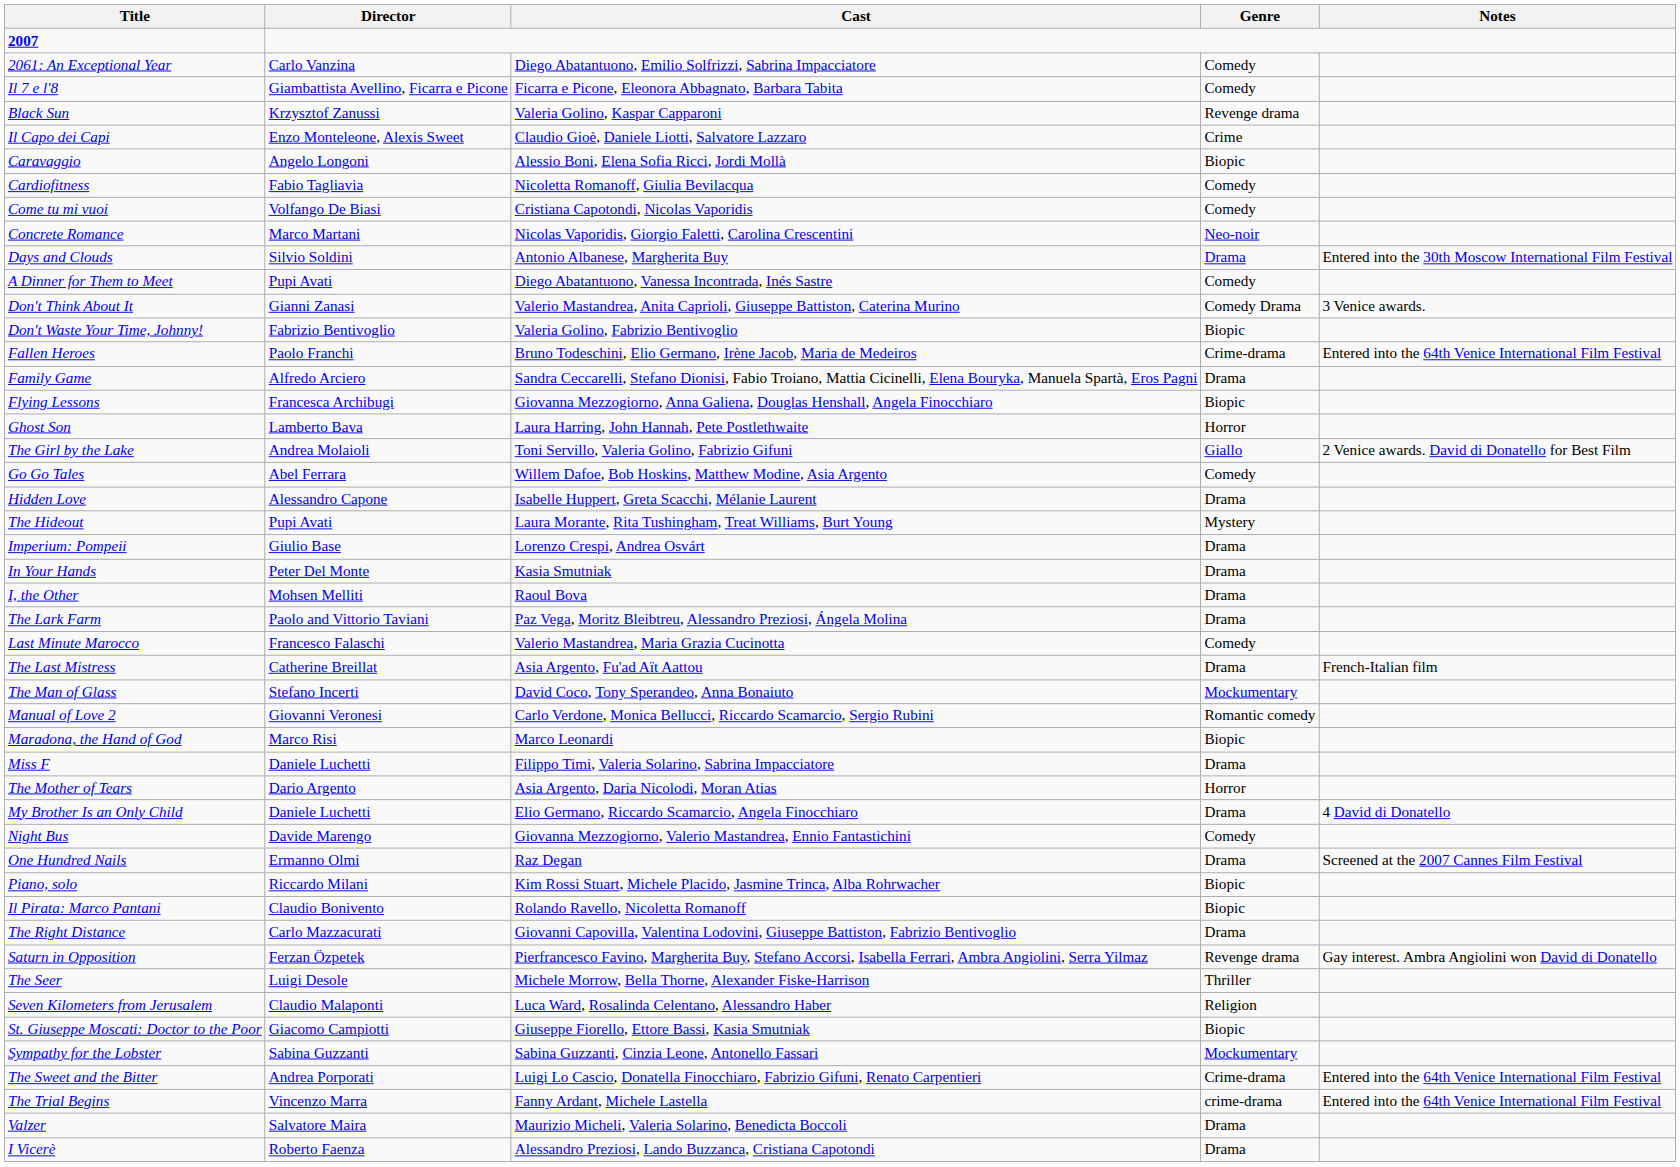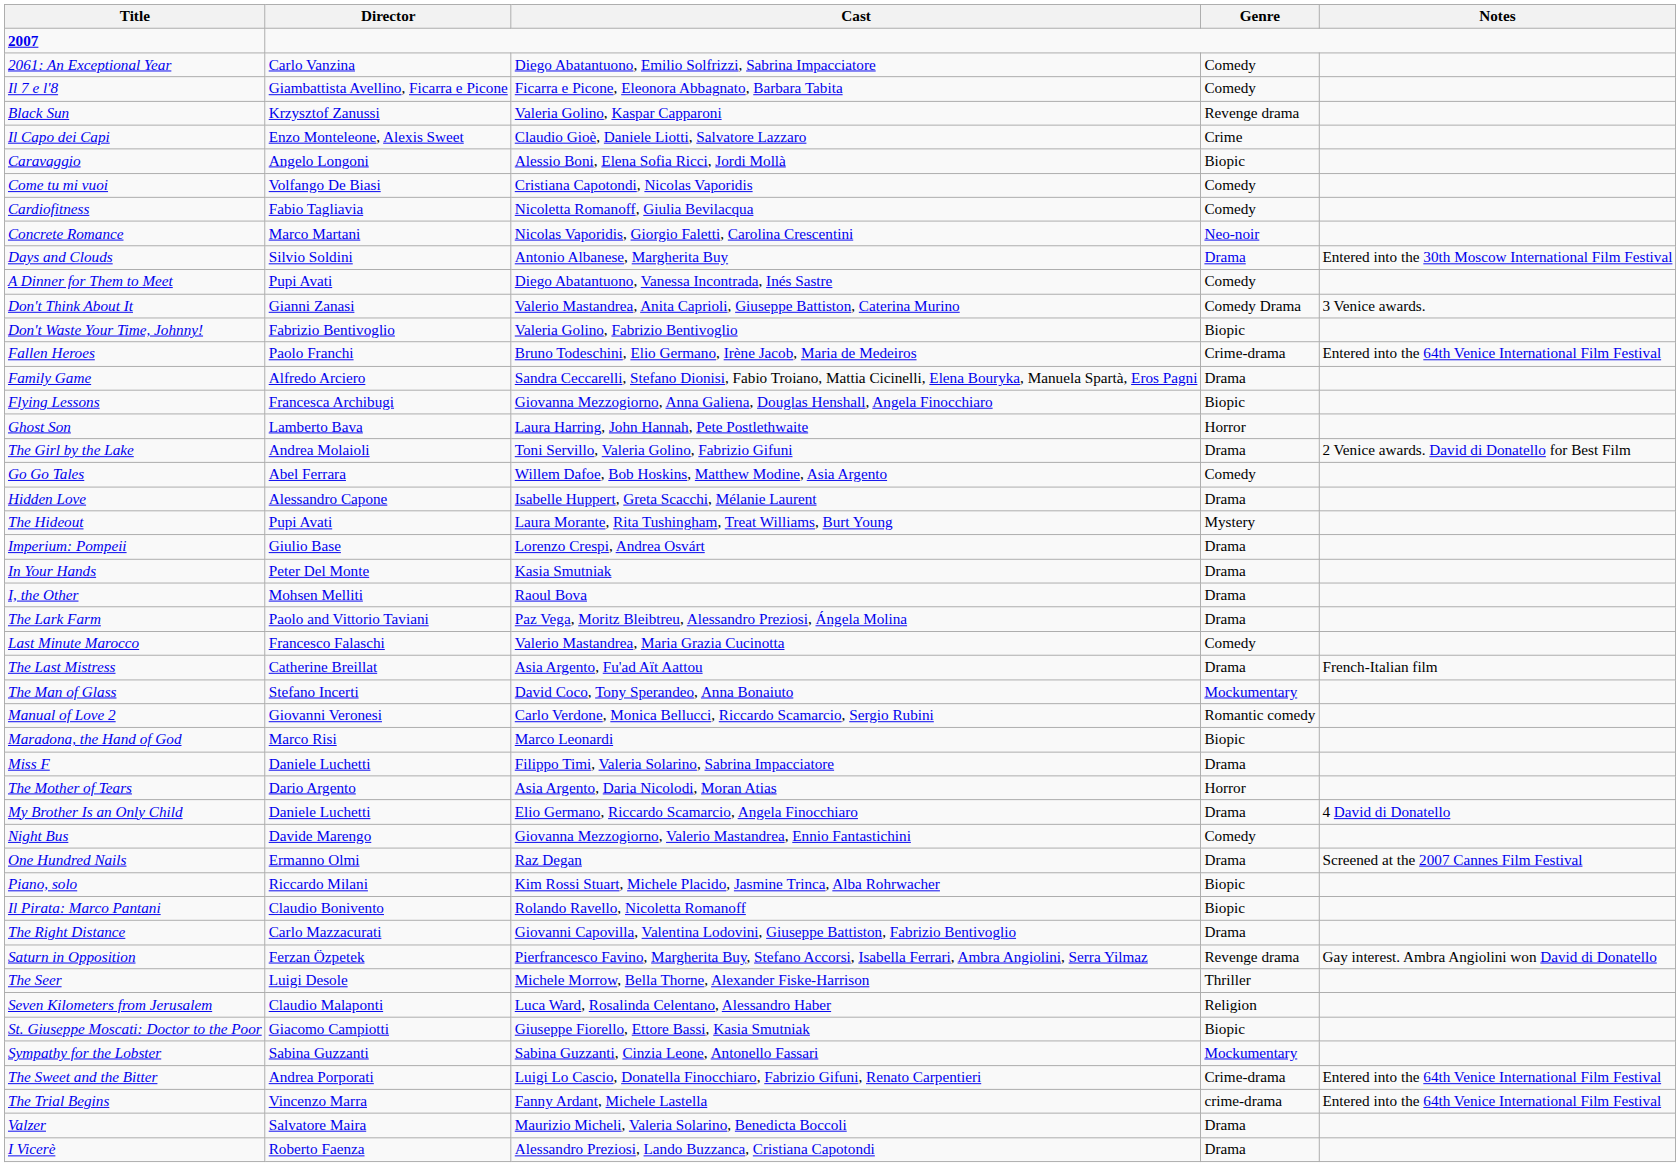rows swapped: (49, 185) <-> (58, 209)
(1223, 450) Giallo -> (1225, 450) Drama
